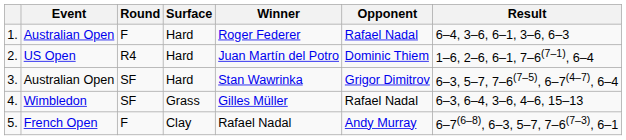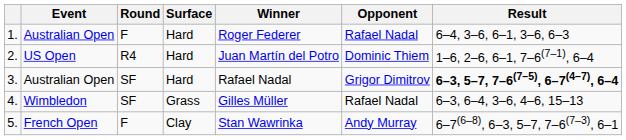(260, 79) Stan Wawrinka -> (255, 79) Rafael Nadal
(527, 79) normal -> (527, 79) bold
(255, 123) Rafael Nadal -> (260, 123) Stan Wawrinka
